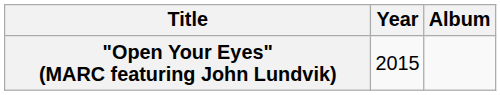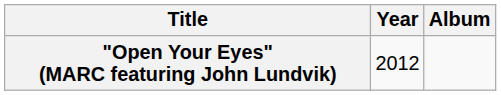(398, 62) 2015 -> (398, 62) 2012
